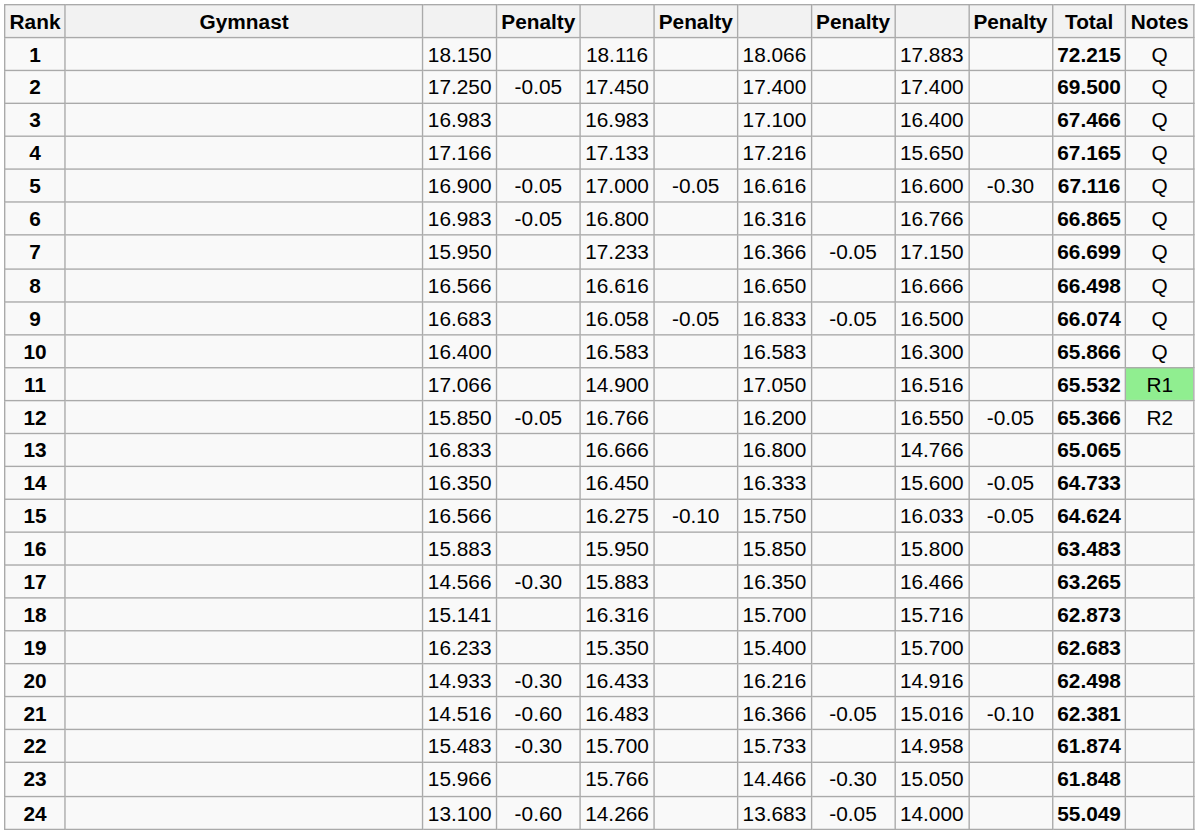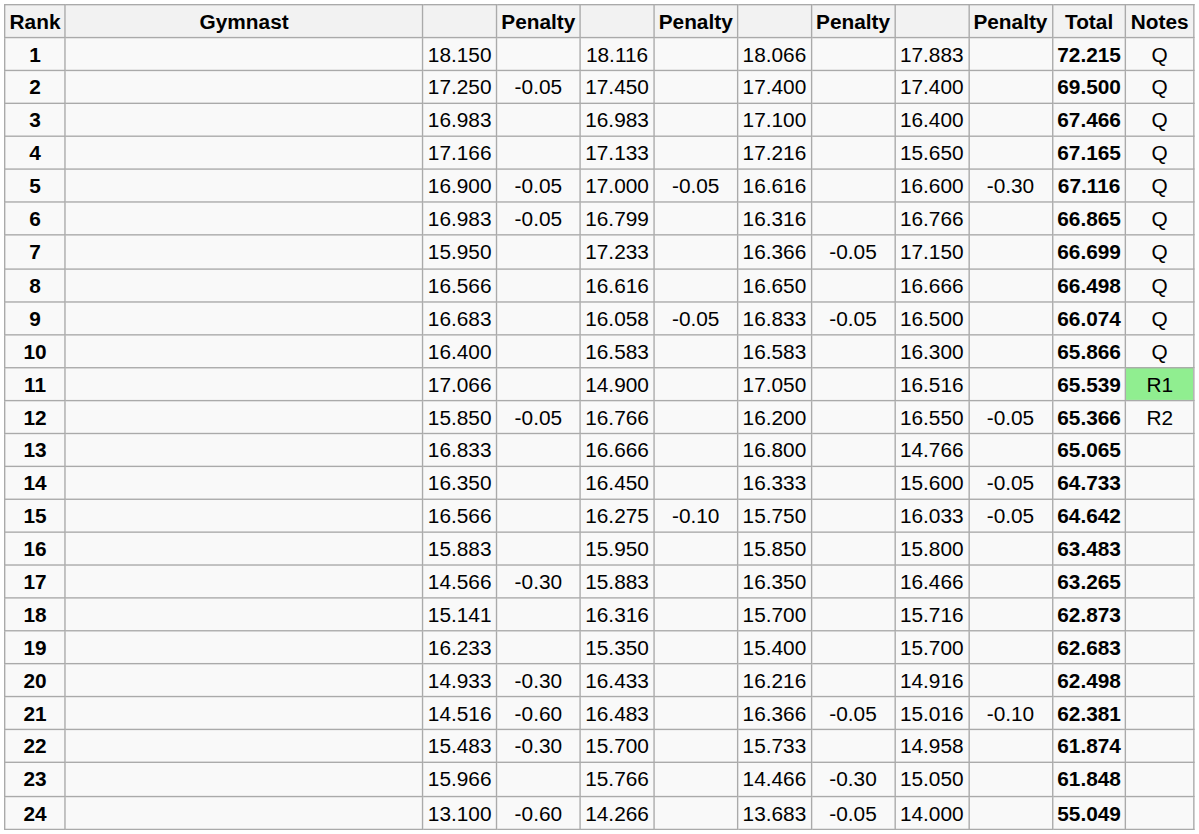(617, 219) 16.800 -> (617, 219) 16.799
(1089, 384) 65.532 -> (1089, 384) 65.539
(1089, 516) 64.624 -> (1089, 516) 64.642
